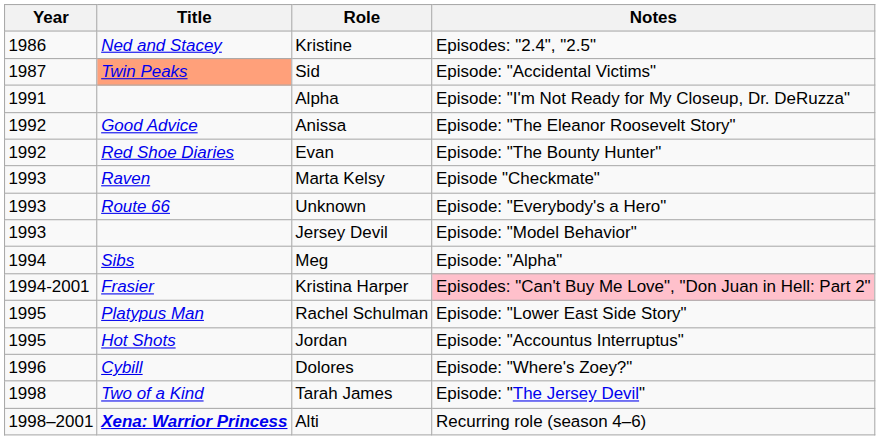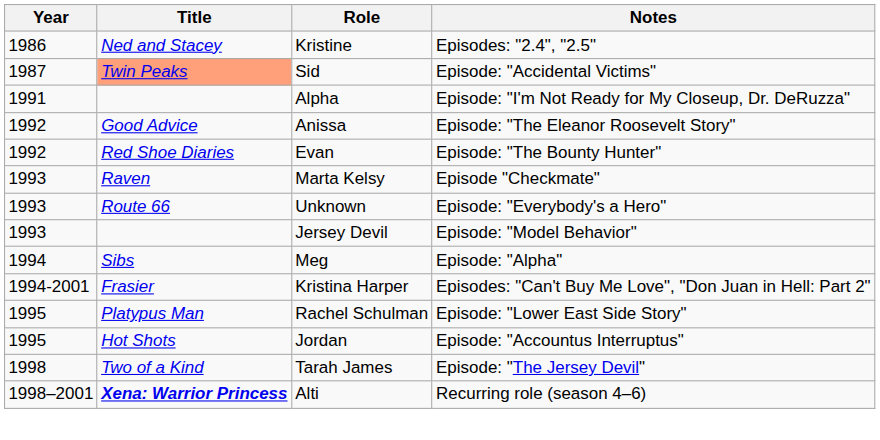(653, 286) pink background -> (653, 286) no background
- row: (325, 367)
